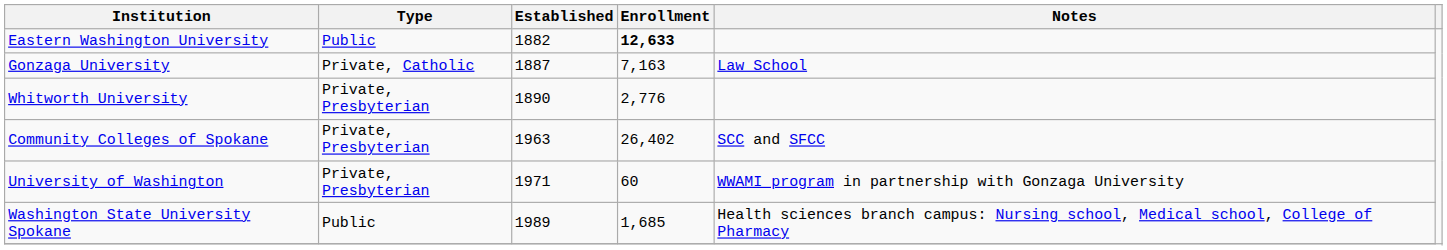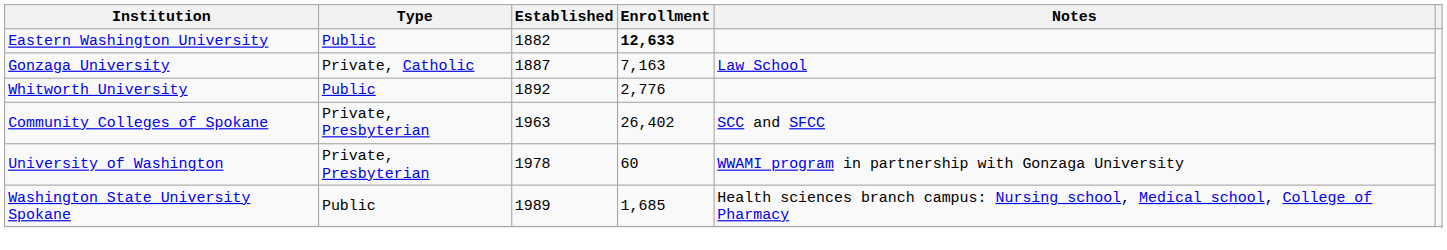(376, 98) Private, Presbyterian -> (349, 90) Public
(533, 98) 1890 -> (533, 90) 1892
(533, 182) 1971 -> (533, 164) 1978
